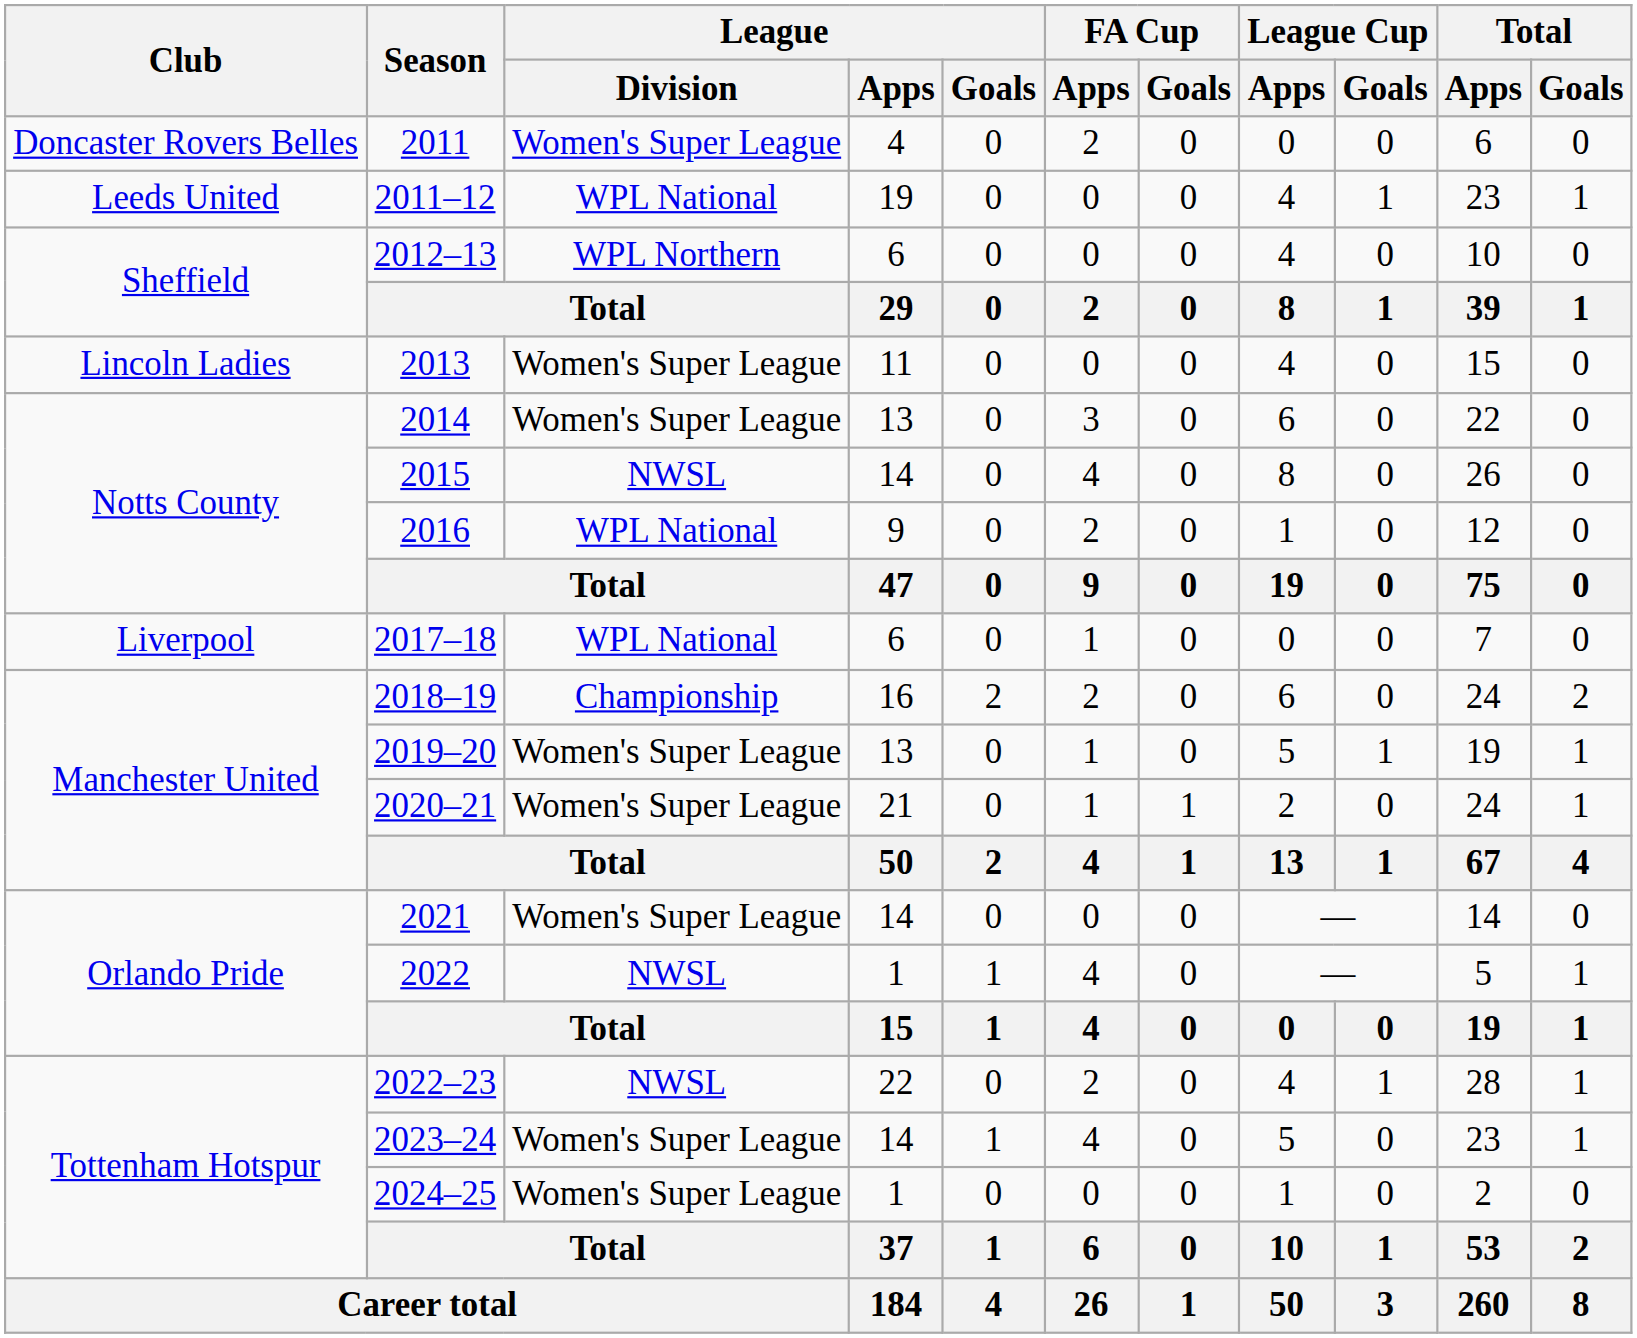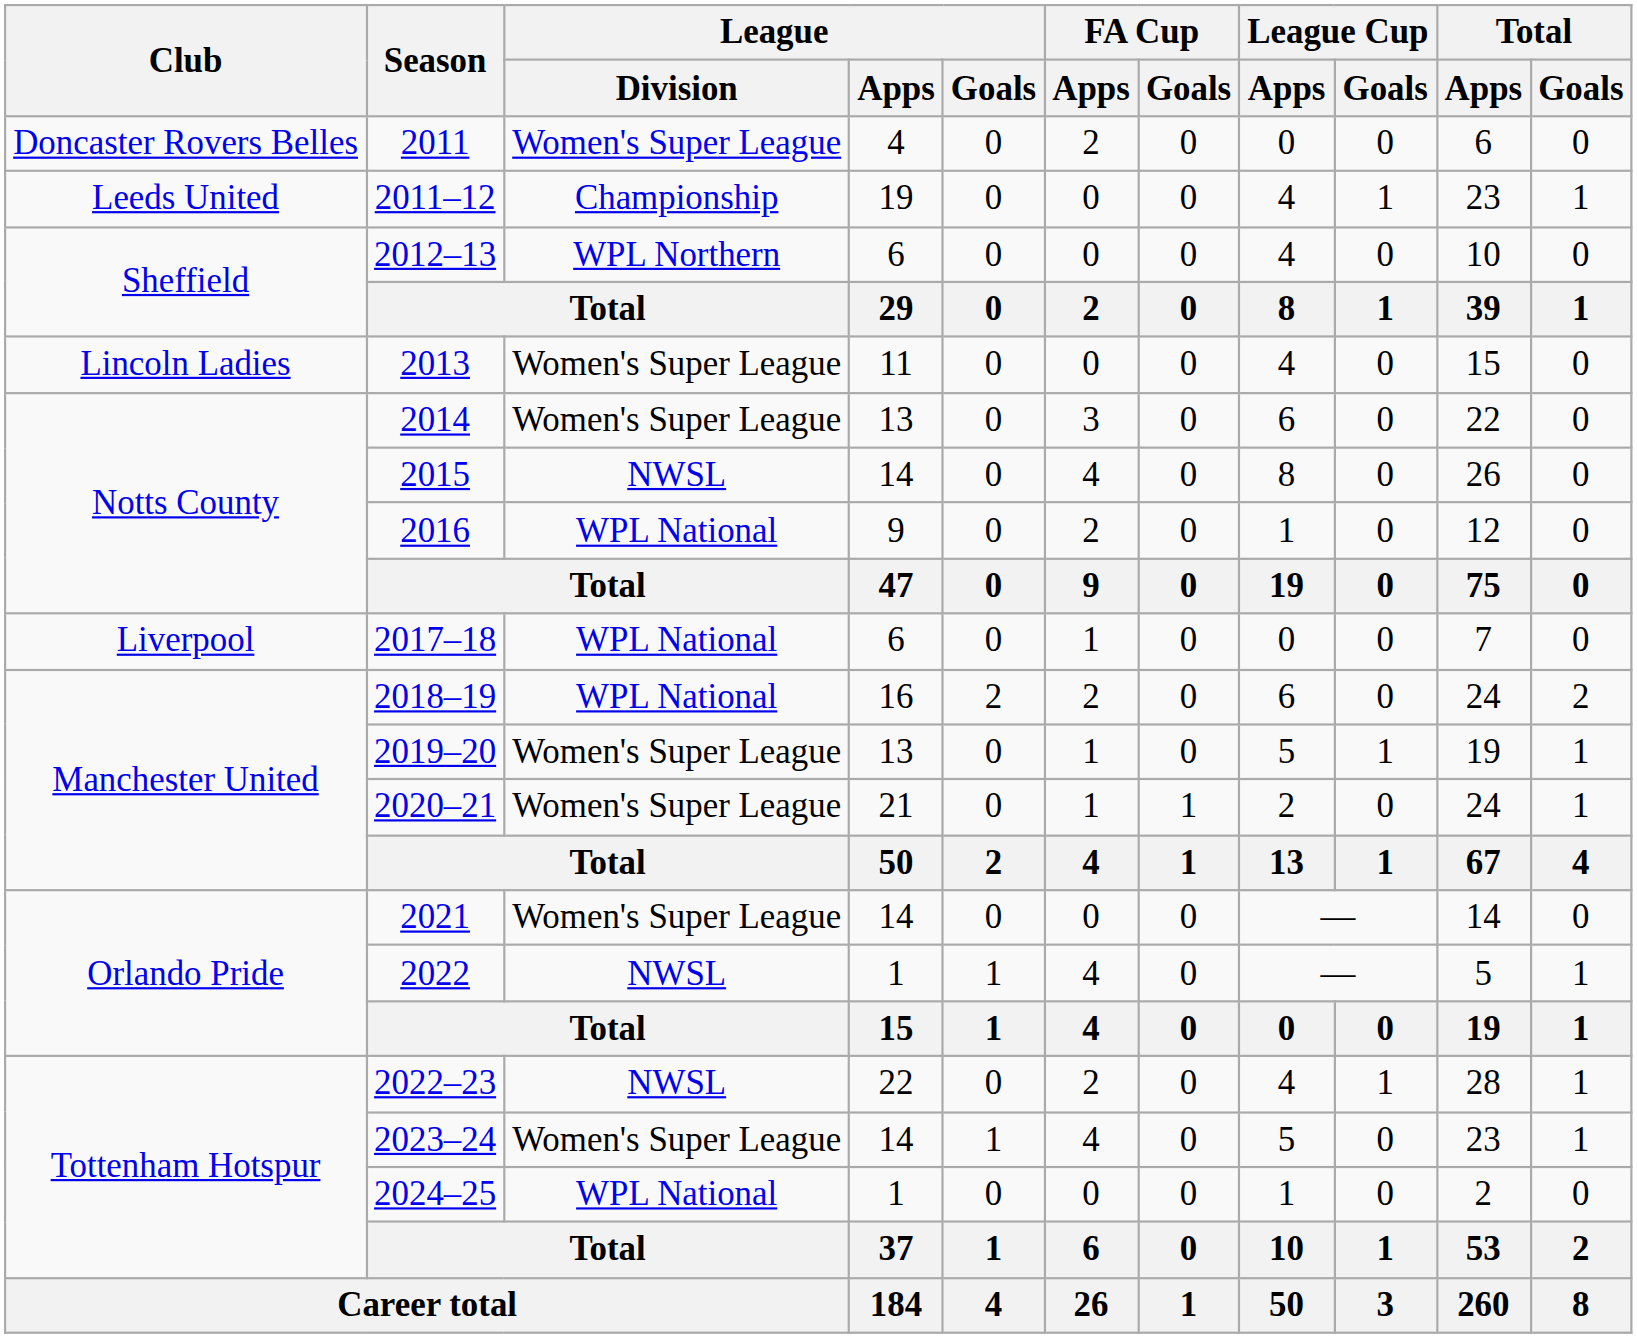(677, 198) WPL National -> (677, 198) Championship
(677, 695) Championship -> (677, 695) WPL National
(677, 1193) Women's Super League -> (677, 1193) WPL National
